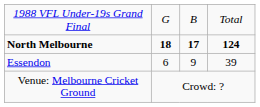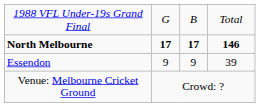(166, 44) 18 -> (166, 44) 17
(231, 44) 124 -> (231, 44) 146
(166, 62) 6 -> (166, 62) 9
